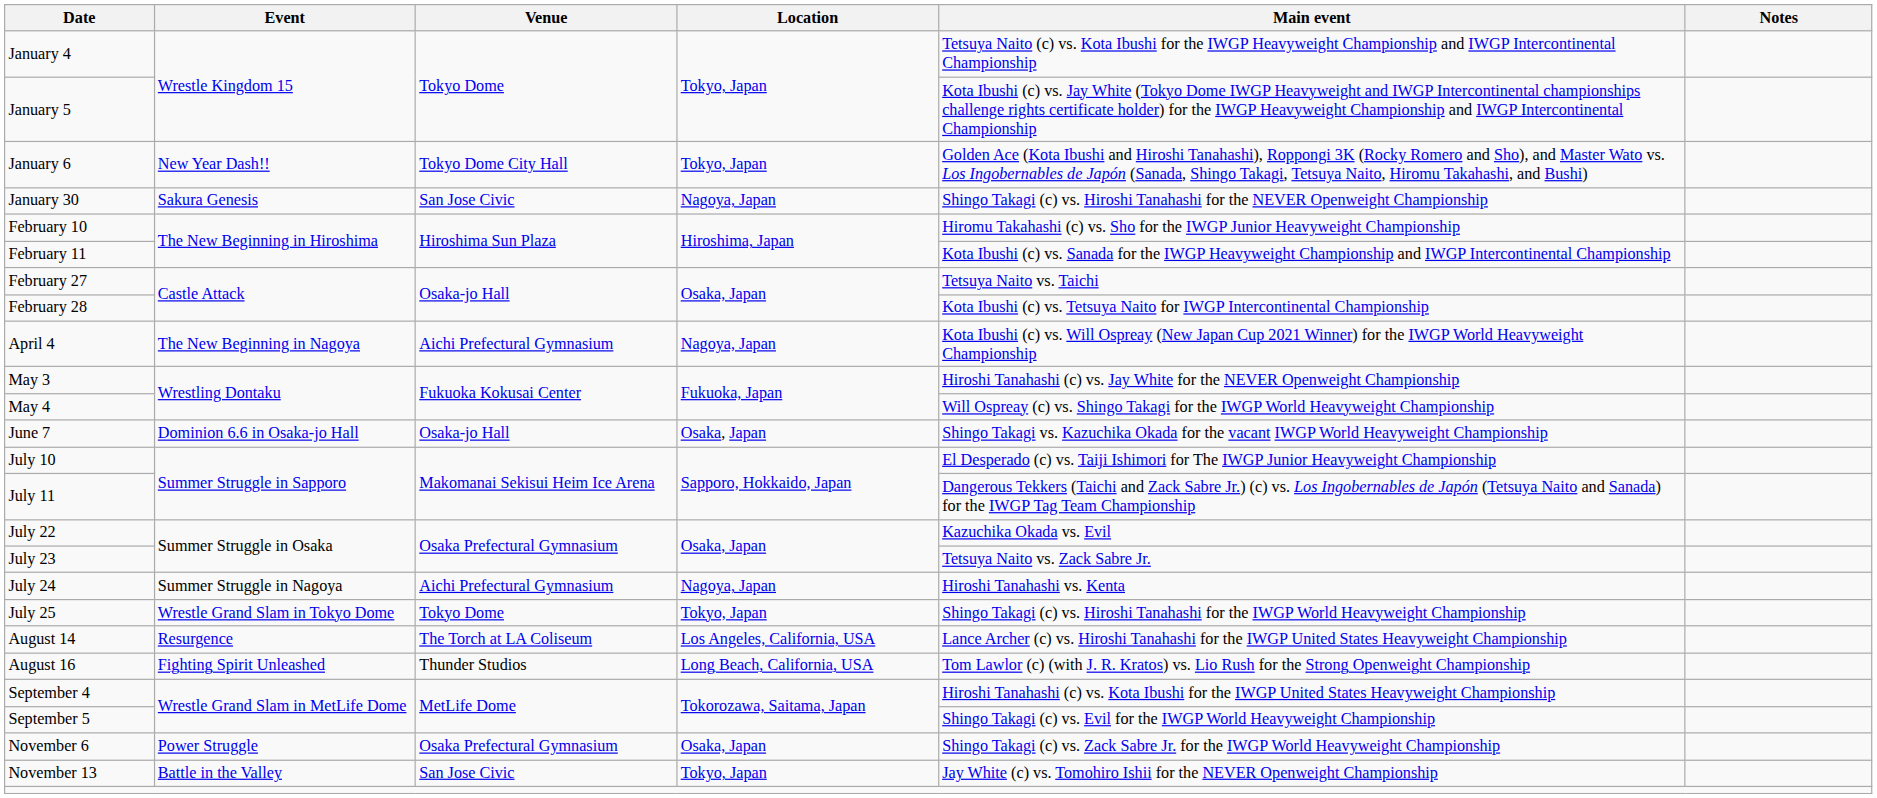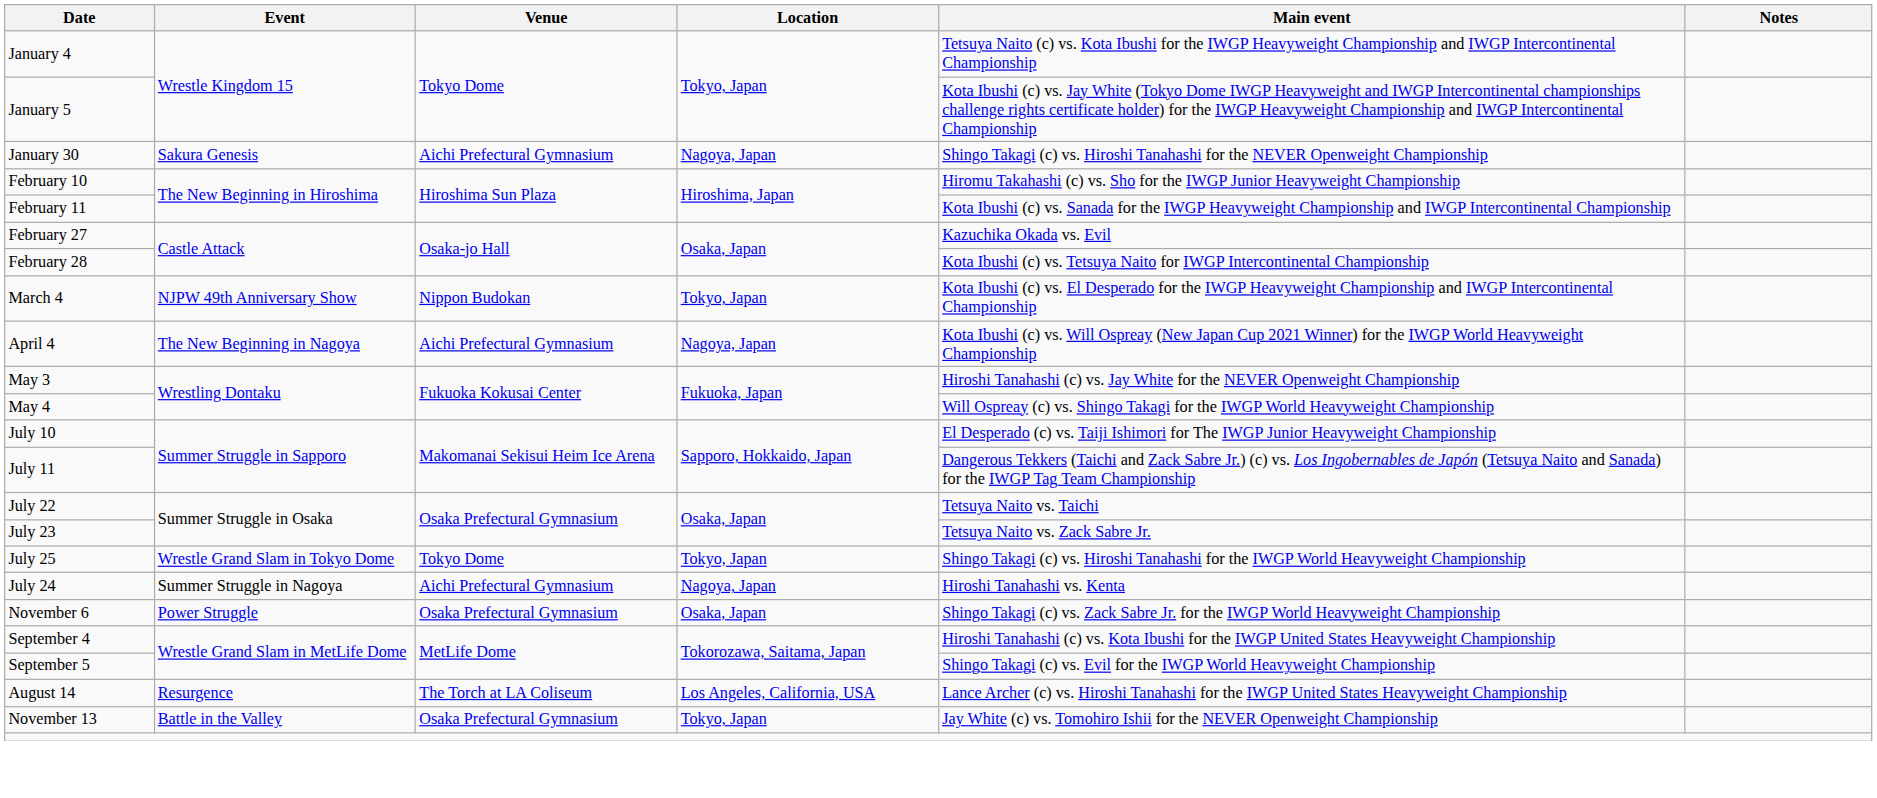- row: (40, 164)
(467, 200) San Jose Civic -> (516, 154) Aichi Prefectural Gymnasium
(1020, 280) Tetsuya Naito vs. Taichi -> (1027, 234) Kazuchika Okada vs. Evil
+ row: (36, 297)
- row: (29, 433)
(1027, 532) Kazuchika Okada vs. Evil -> (1020, 505) Tetsuya Naito vs. Taichi
rows swapped: (32, 585) <-> (32, 612)
rows swapped: (42, 638) <-> (49, 745)
- row: (42, 665)
(467, 772) San Jose Civic -> (519, 719) Osaka Prefectural Gymnasium
